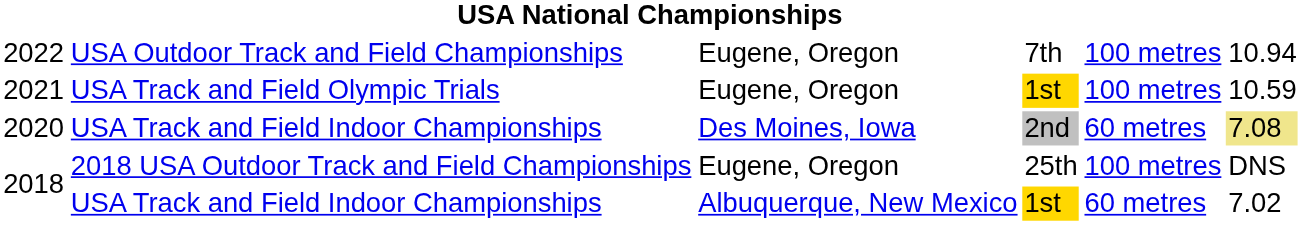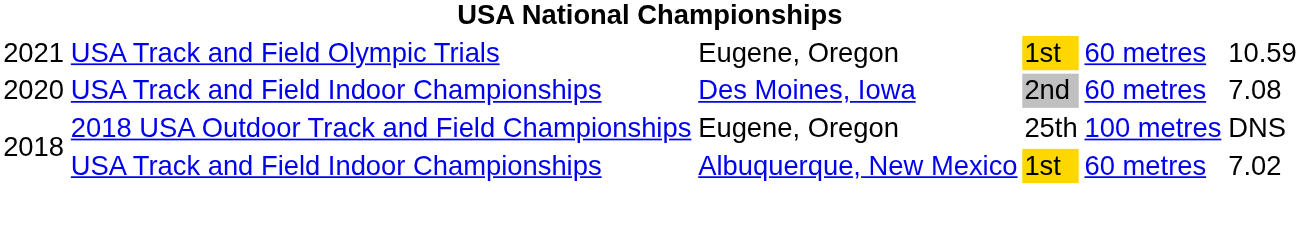- row: (34, 52)
(1153, 90) 100 metres -> (1145, 52) 60 metres
(1255, 128) khaki background -> (1255, 90) no background
